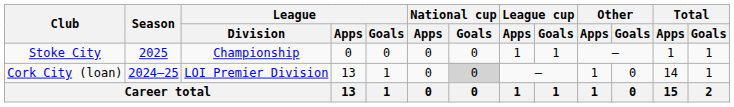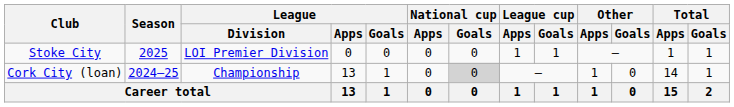(256, 53) Championship -> (256, 53) LOI Premier Division
(256, 73) LOI Premier Division -> (256, 73) Championship
